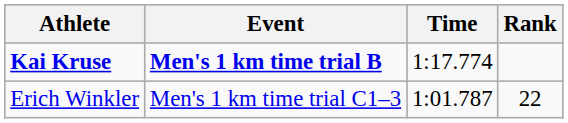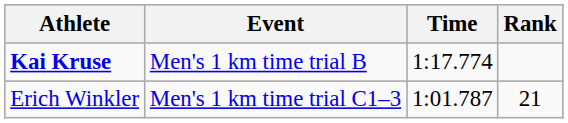(266, 61) bold -> (258, 61) normal
(530, 99) 22 -> (530, 99) 21
